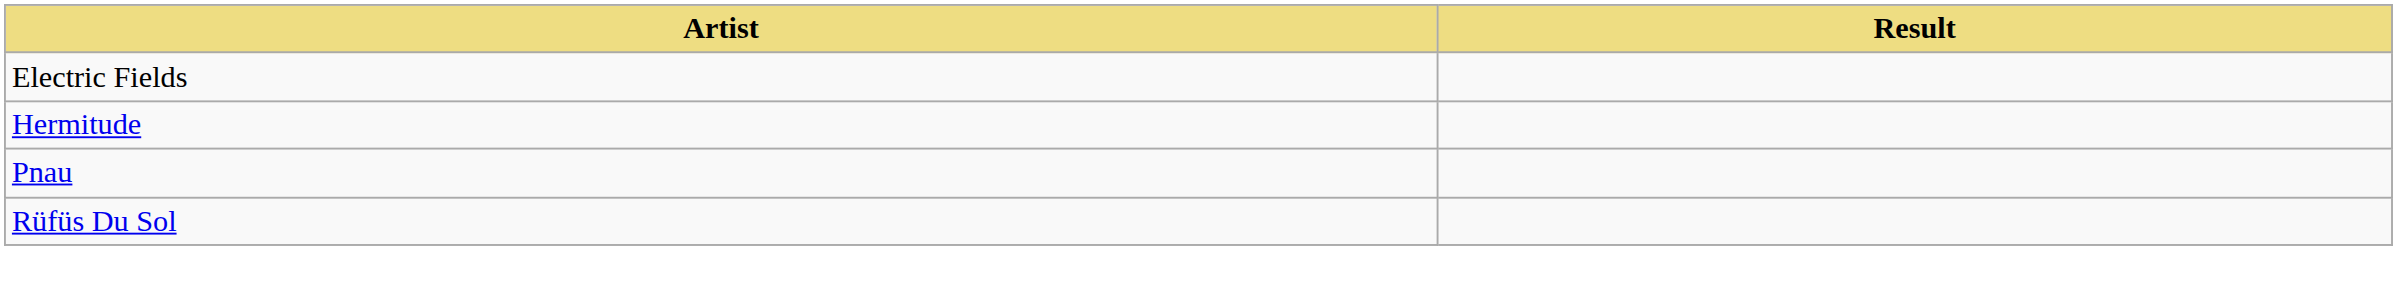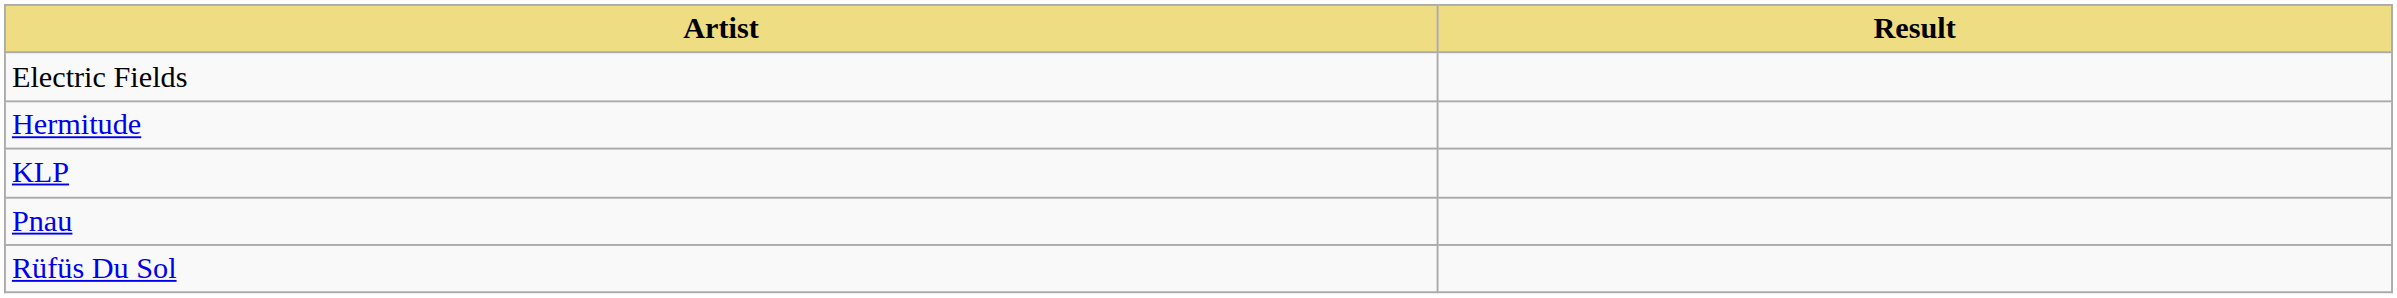+ row: (40, 172)
